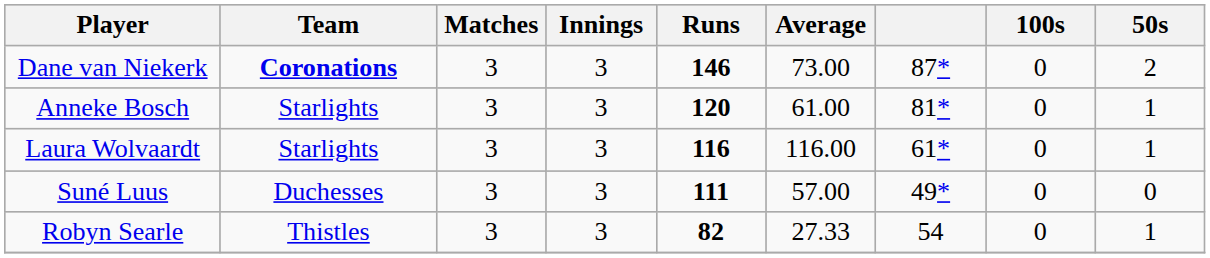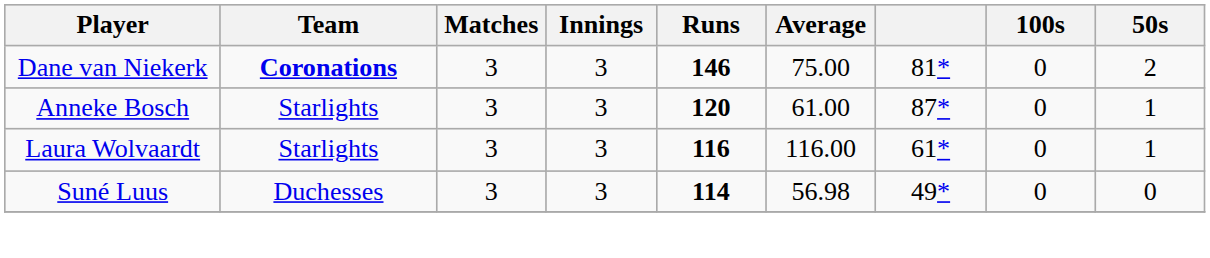(821, 66) 73.00 -> (821, 66) 75.00
(931, 66) 87* -> (931, 66) 81*
(931, 107) 81* -> (931, 107) 87*
(711, 190) 111 -> (711, 190) 114
(821, 190) 57.00 -> (821, 190) 56.98
- row: (113, 231)
